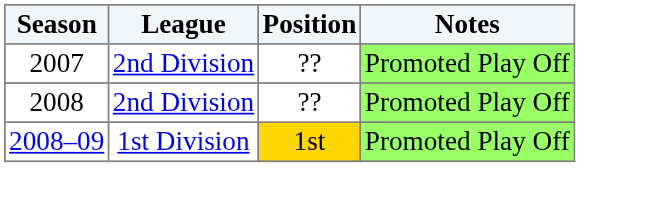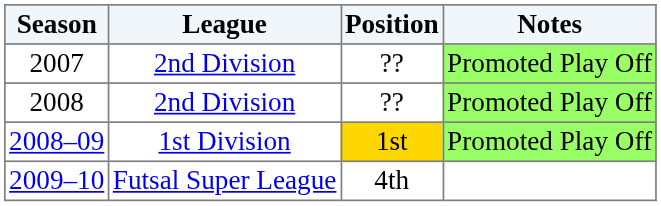+ row: (57, 180)
